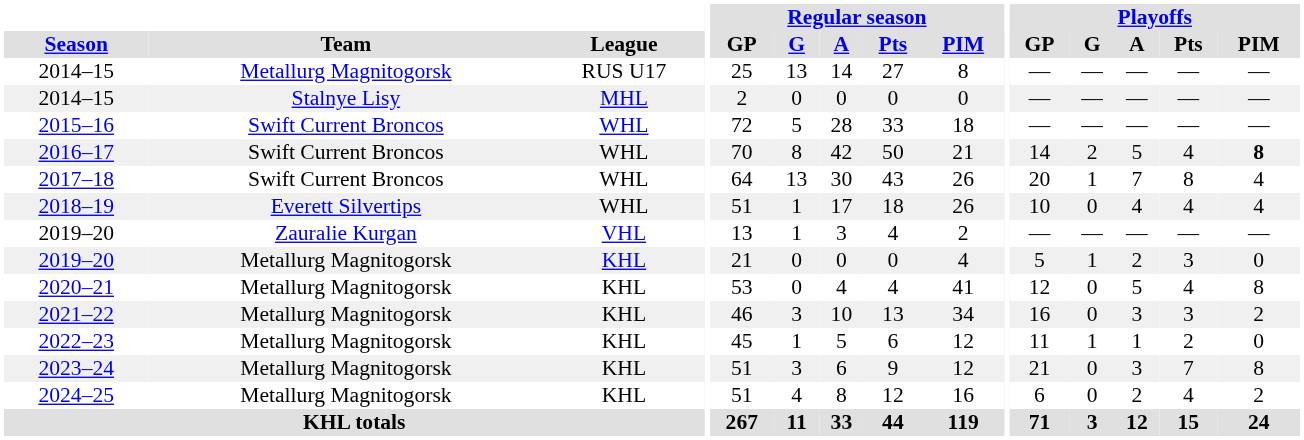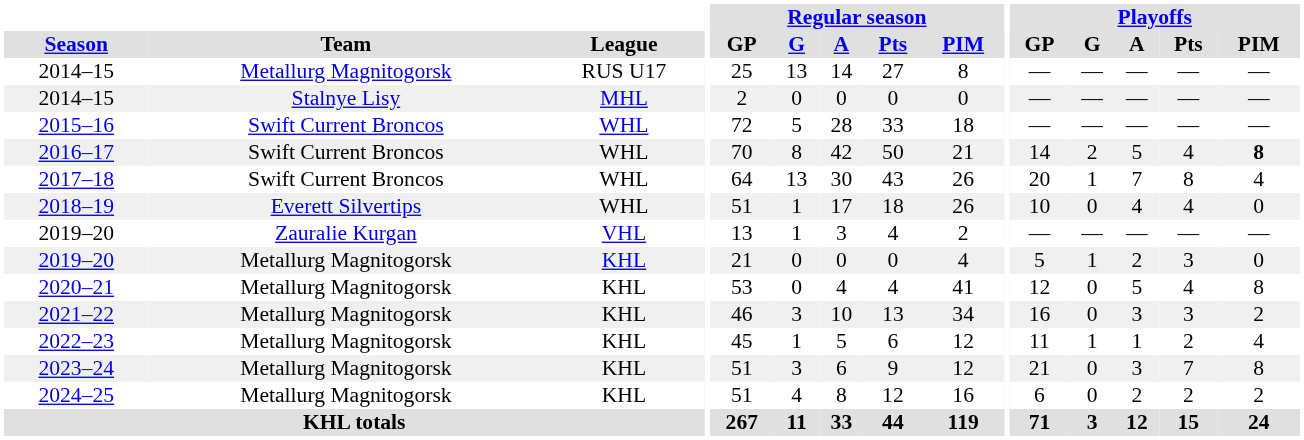(1259, 206) 4 -> (1259, 206) 0
(1259, 341) 0 -> (1259, 341) 4
(1188, 395) 4 -> (1188, 395) 2
